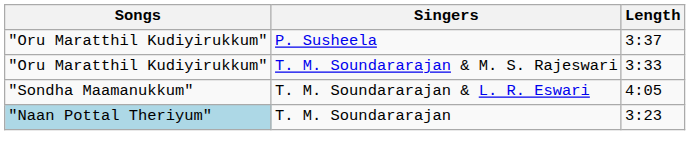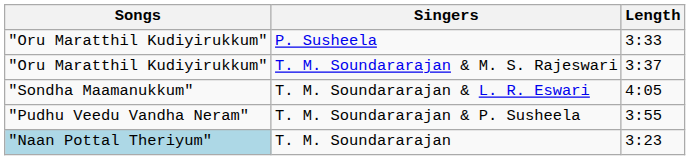(644, 42) 3:37 -> (644, 42) 3:33
(644, 67) 3:33 -> (644, 67) 3:37
+ row: (428, 117)
